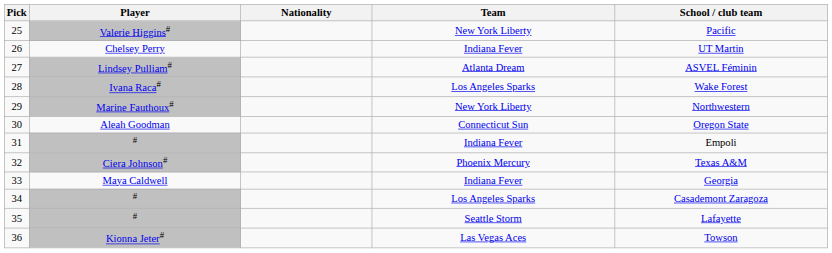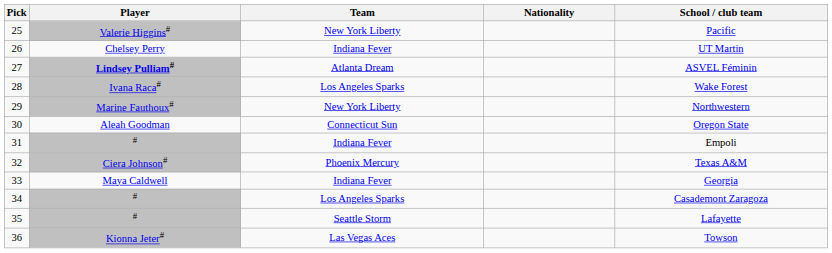columns swapped: (306, 12) <-> (493, 12)
(135, 67) normal -> (135, 67) bold
